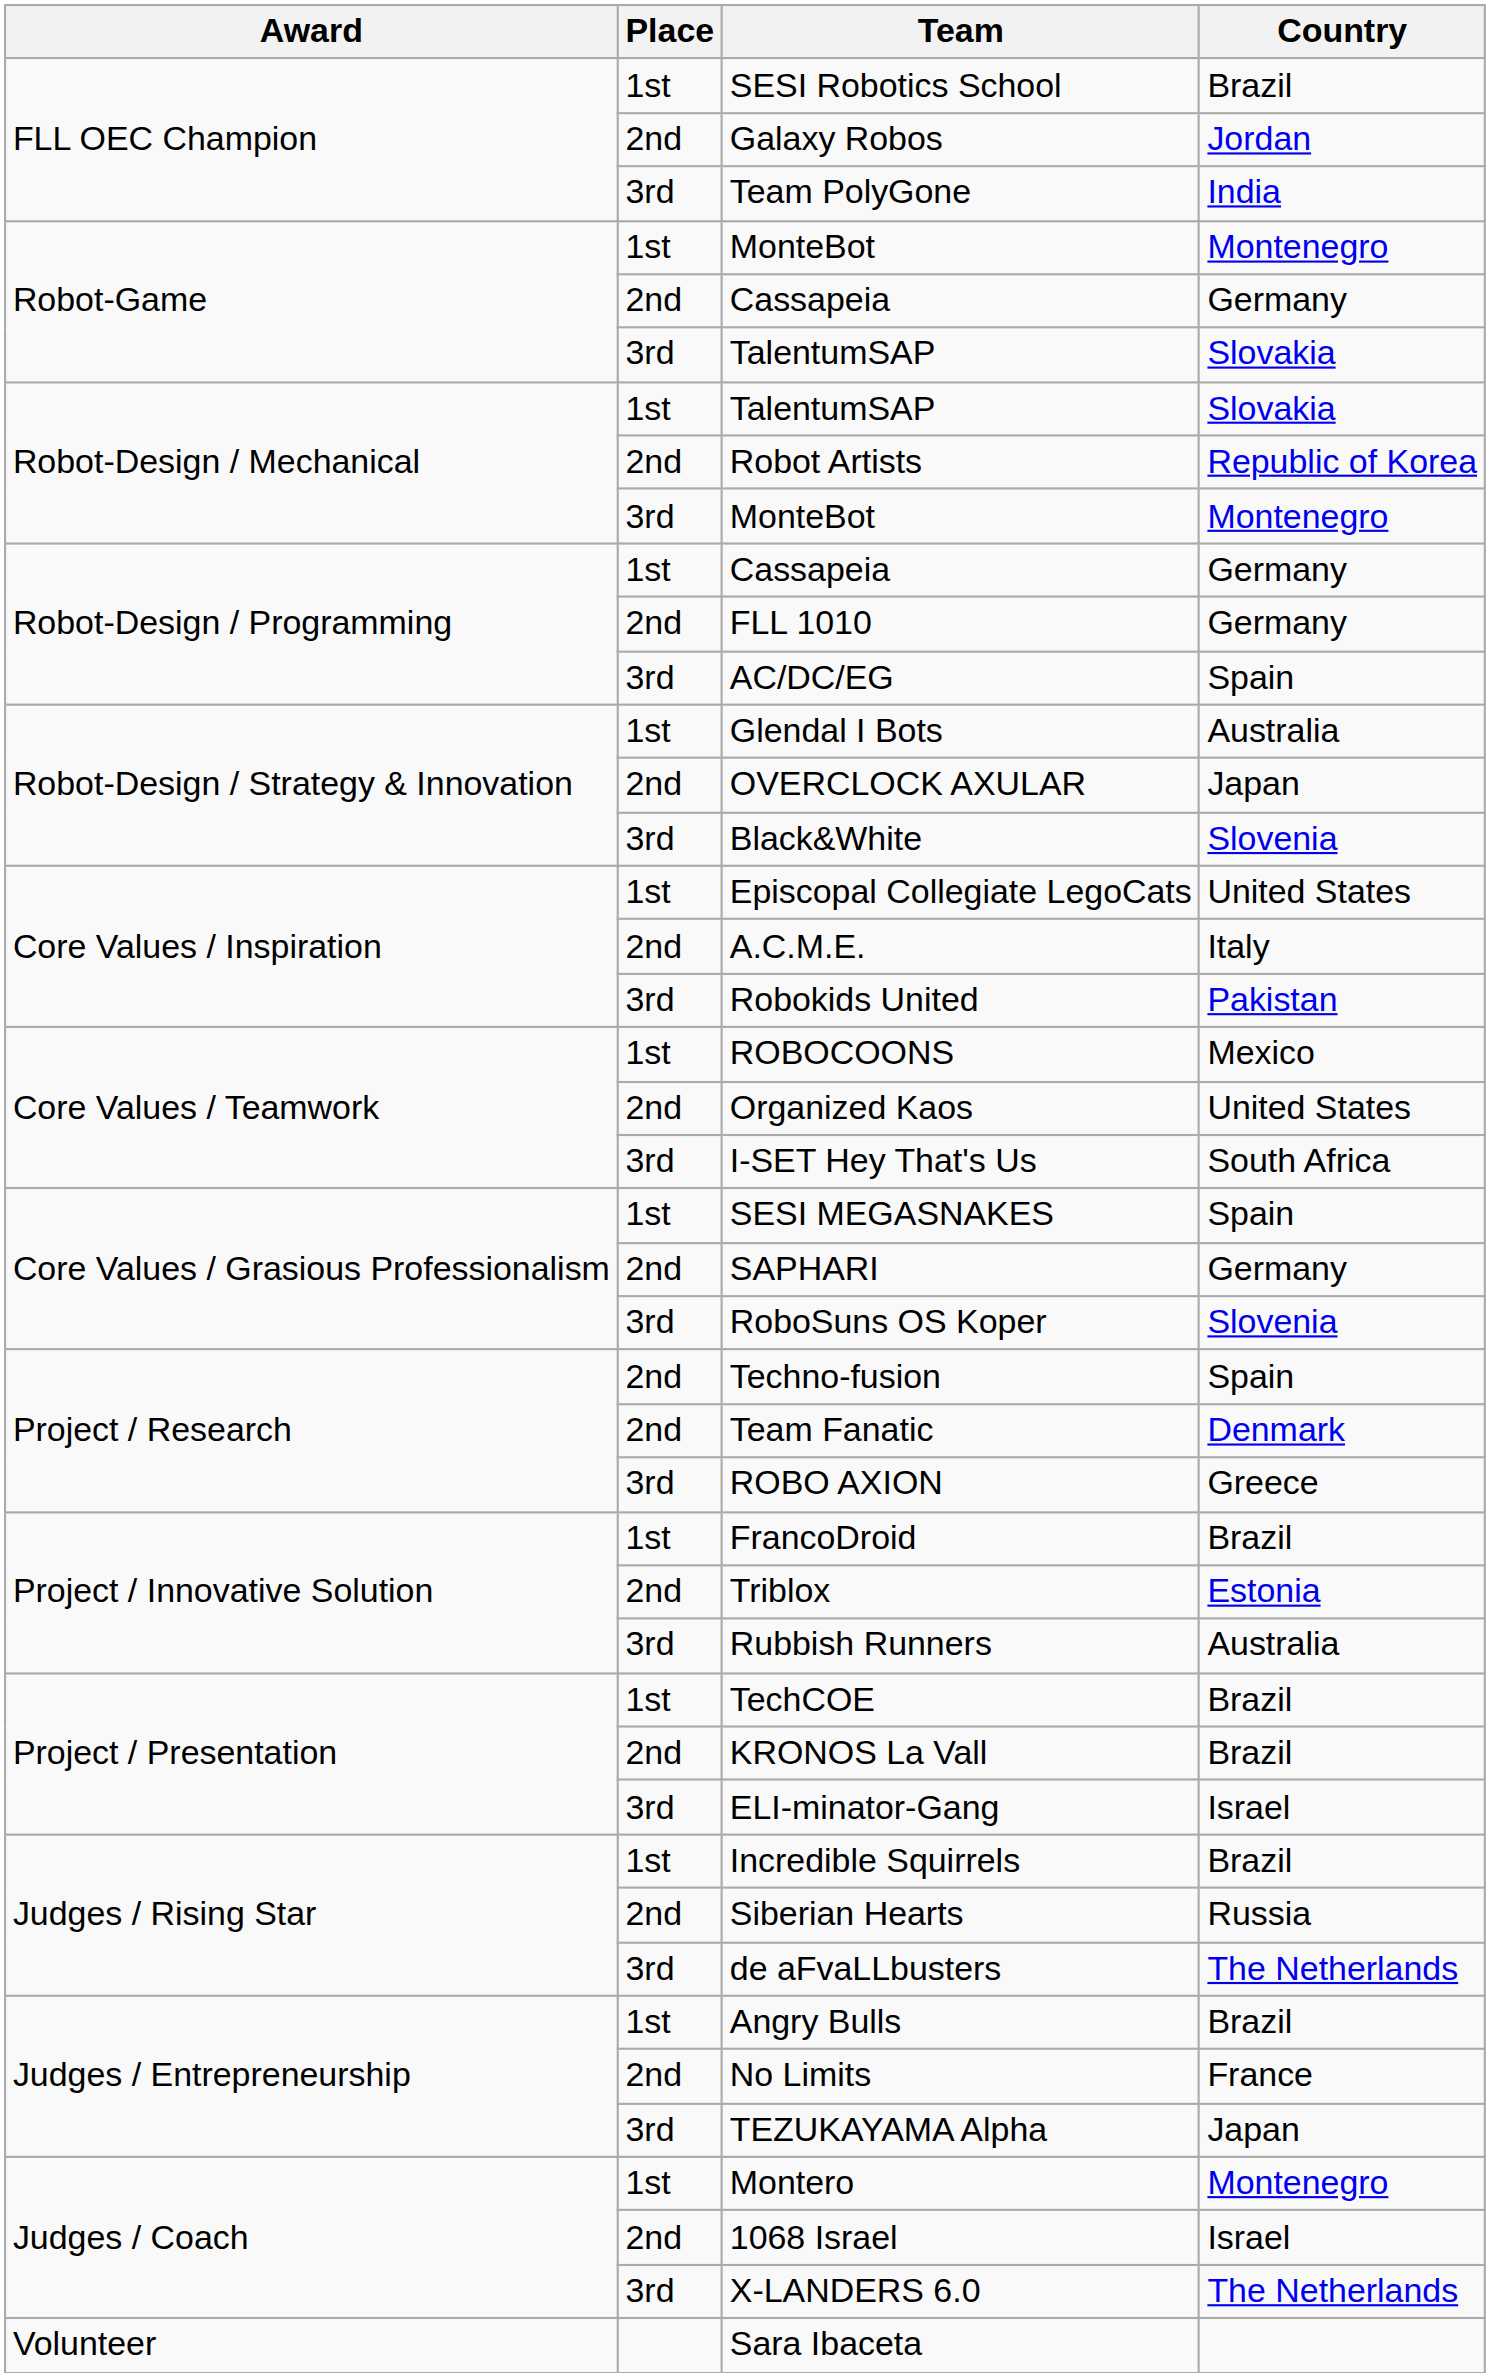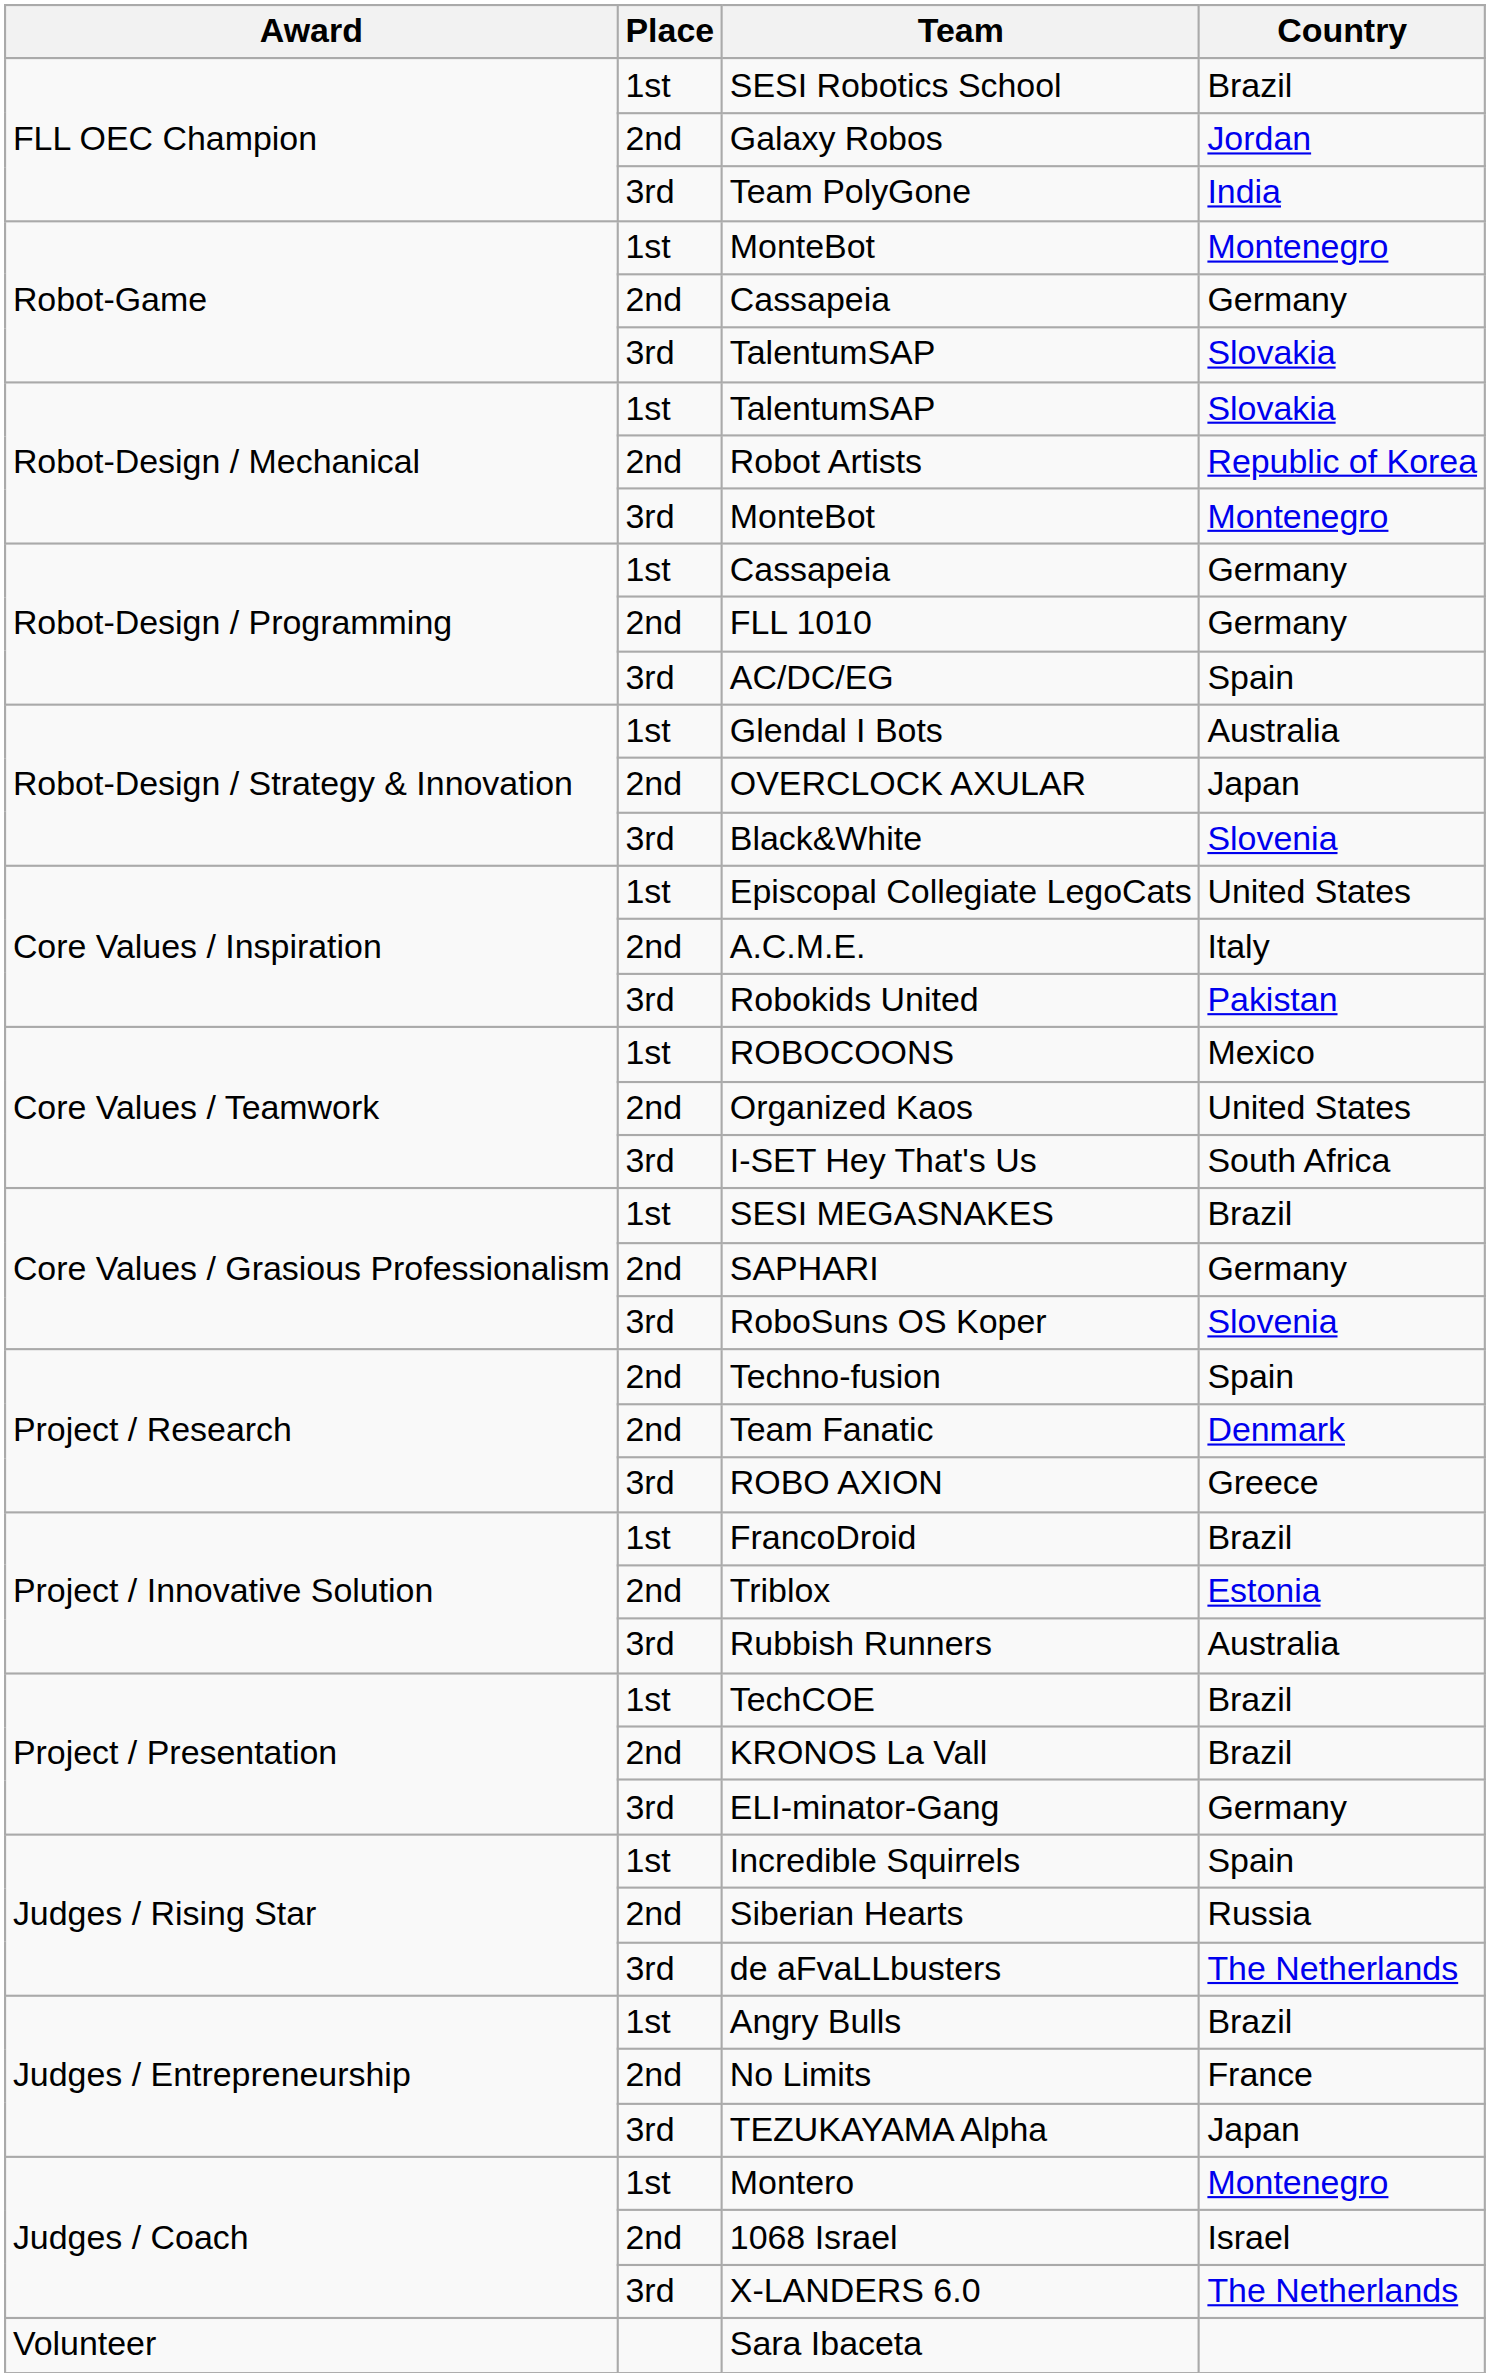(1251, 1214) Spain -> (1250, 1214) Brazil
(1249, 1806) Israel -> (1277, 1806) Germany
(1250, 1860) Brazil -> (1251, 1860) Spain
